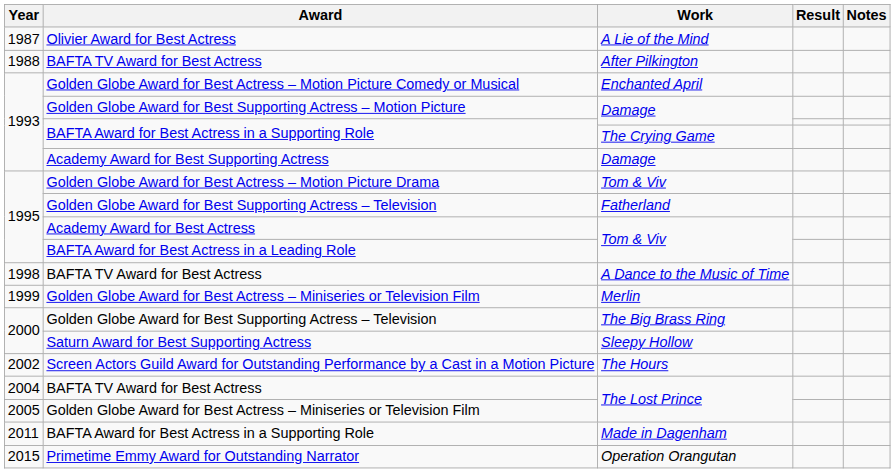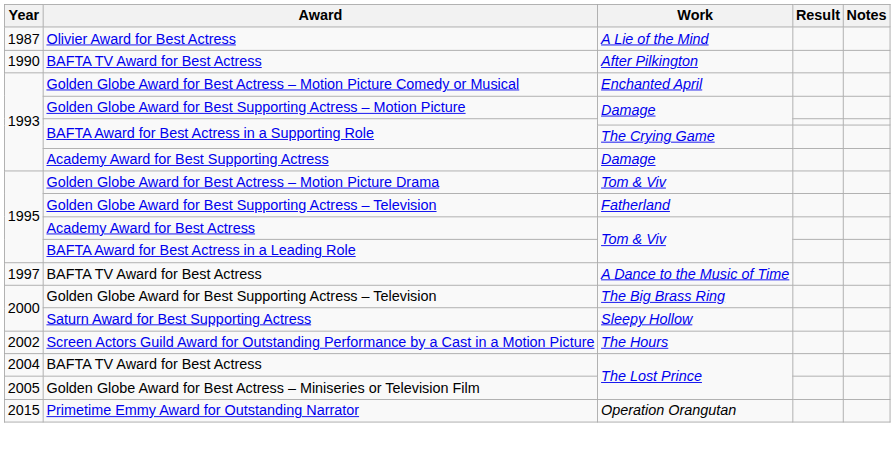(24, 61) 1988 -> (24, 61) 1990
(24, 273) 1998 -> (24, 273) 1997
- row: (263, 296)
- row: (210, 433)
